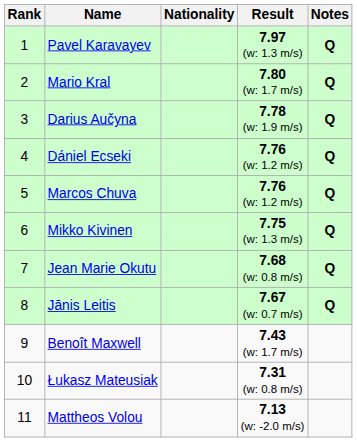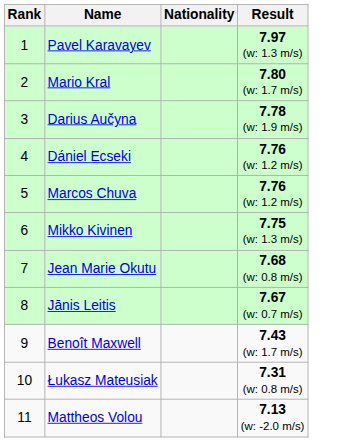- column: (330, 15)
